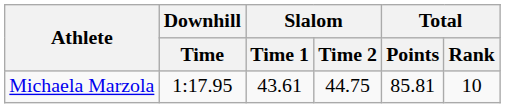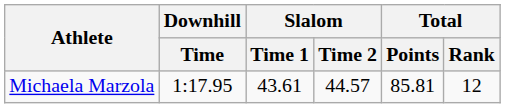(348, 86) 44.75 -> (348, 86) 44.57
(472, 86) 10 -> (472, 86) 12
